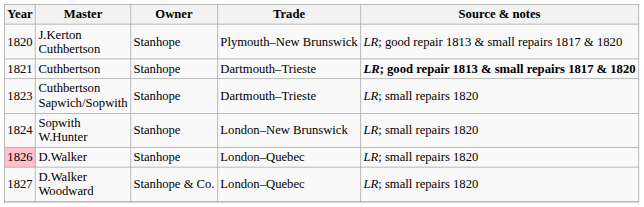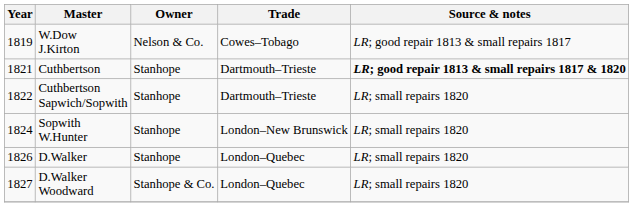+ row: (59, 41)
- row: (69, 41)
(20, 95) 1823 -> (20, 95) 1822
(20, 157) pink background -> (20, 157) no background
